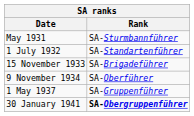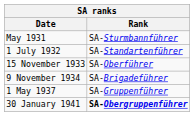(129, 64) SA-Brigadeführer -> (121, 64) SA-Oberführer
(121, 78) SA-Oberführer -> (129, 78) SA-Brigadeführer
